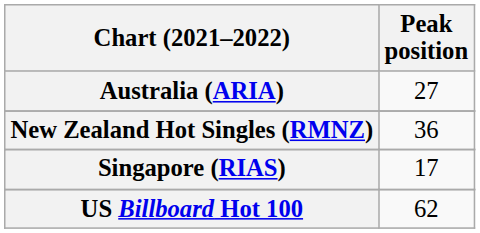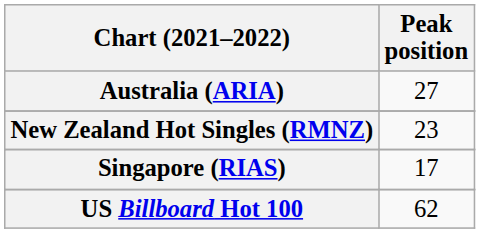(426, 129) 36 -> (426, 129) 23
